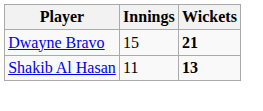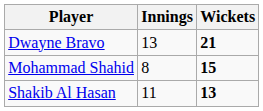(131, 42) 15 -> (149, 42) 13
+ row: (71, 67)
